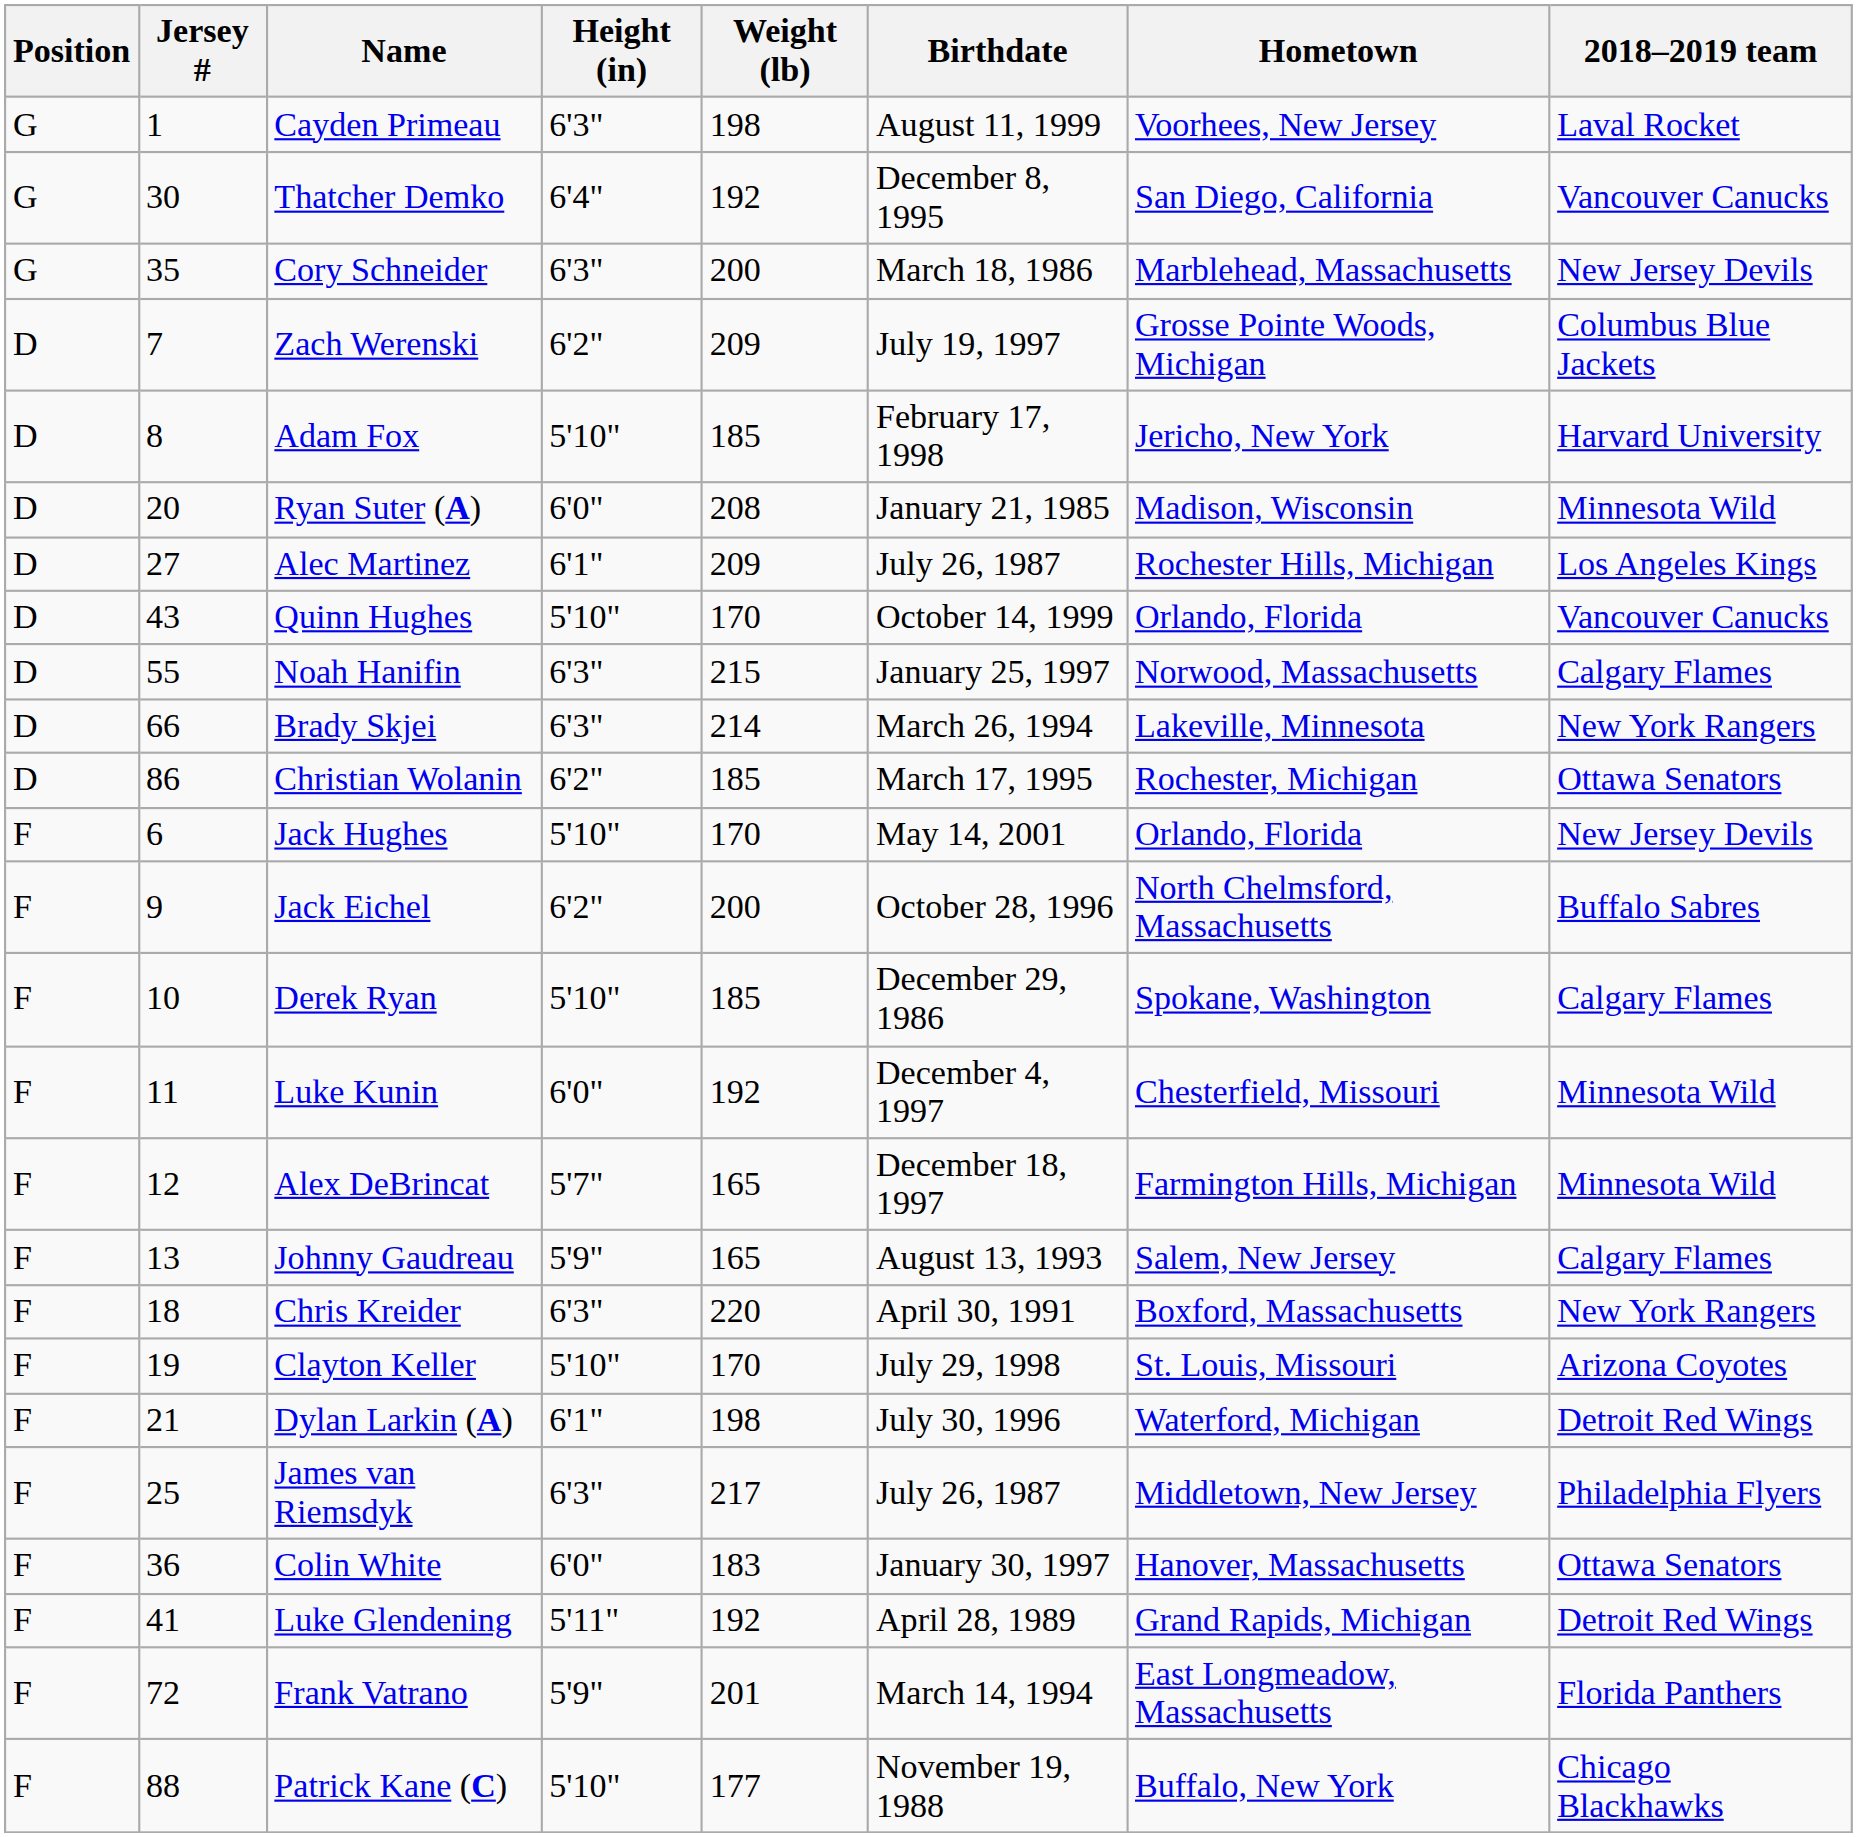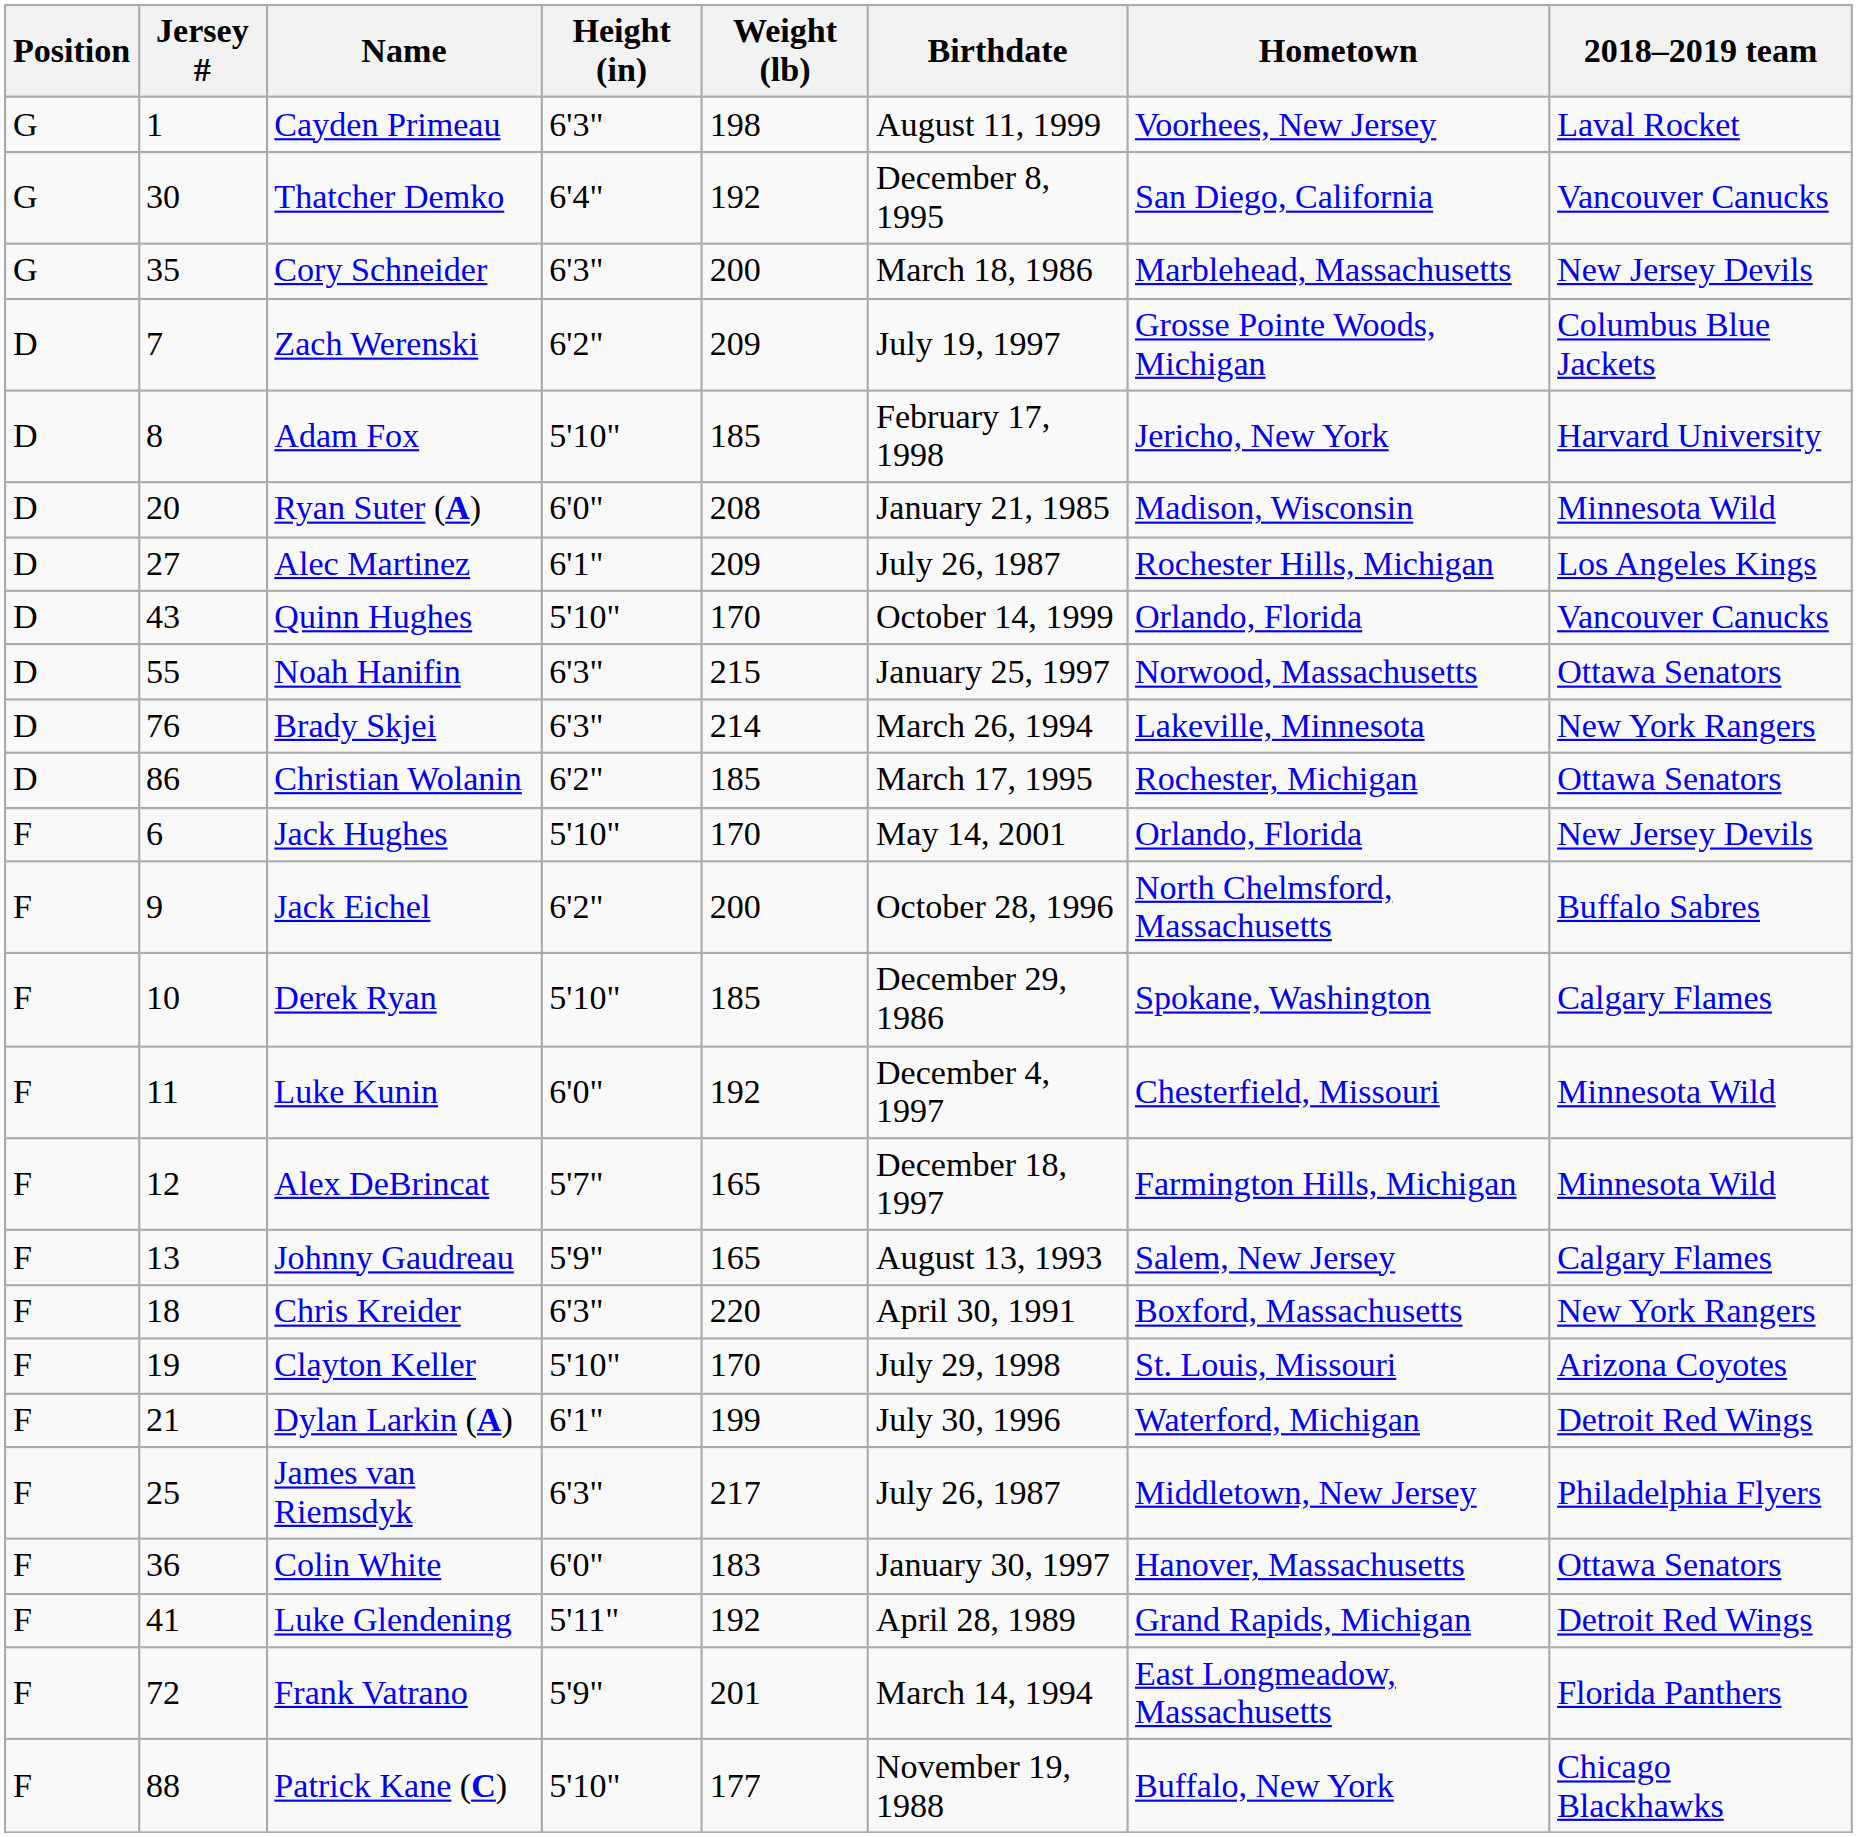(1665, 671) Calgary Flames -> (1669, 671) Ottawa Senators
(163, 725) 66 -> (163, 725) 76
(735, 1419) 198 -> (735, 1419) 199
